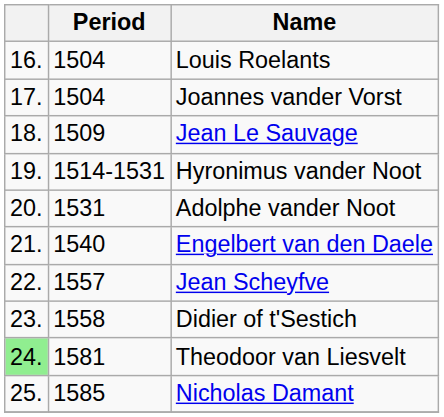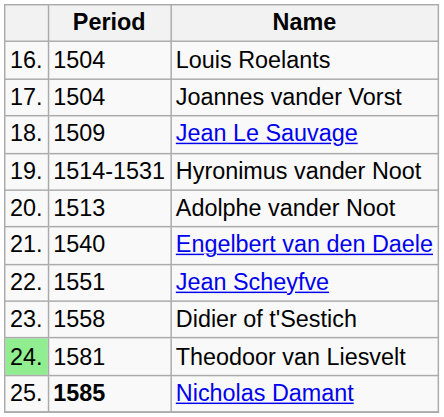(79, 208) 1531 -> (79, 208) 1513
(79, 282) 1557 -> (79, 282) 1551
(79, 393) normal -> (79, 393) bold
